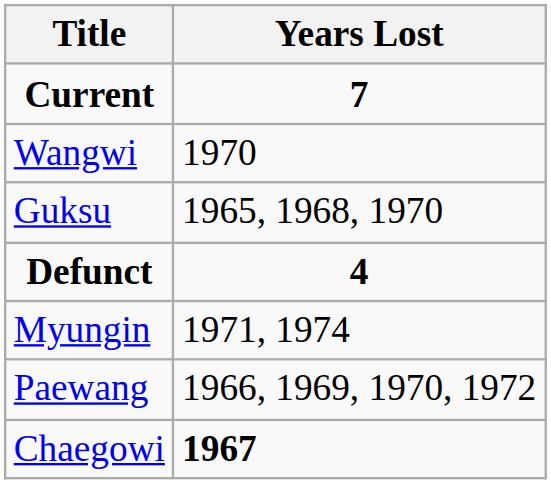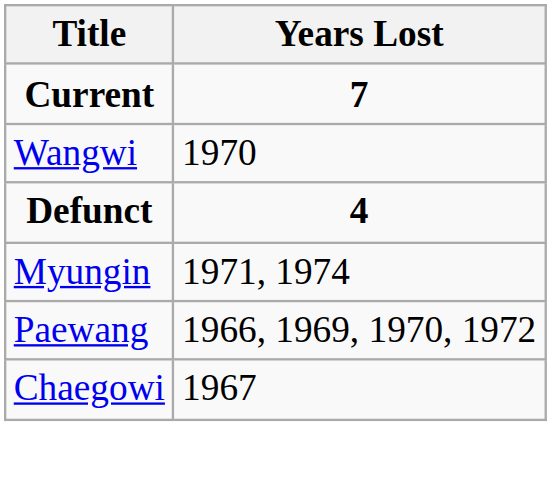- row: (62, 211)
(219, 447) bold -> (219, 388) normal
